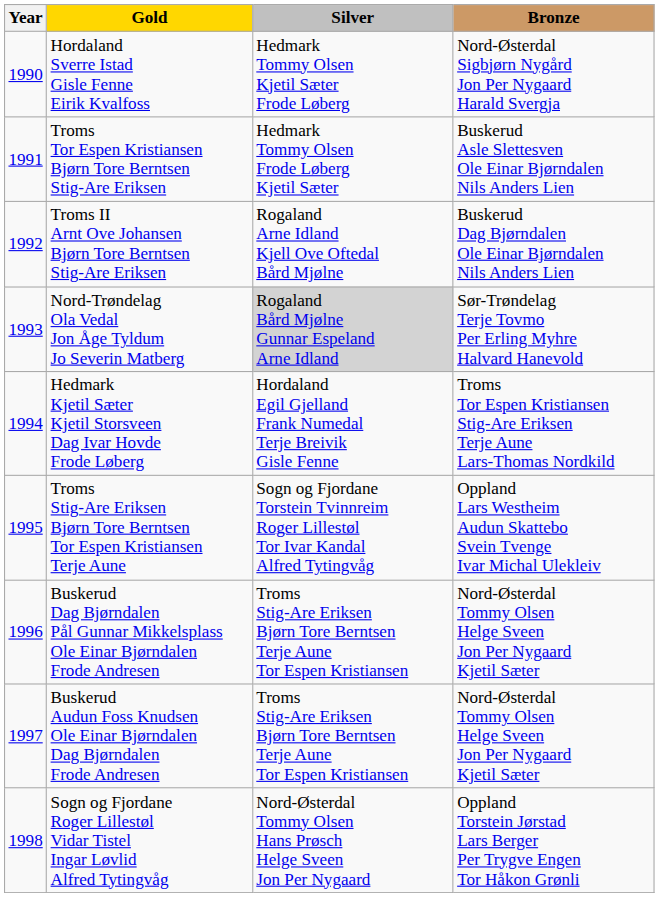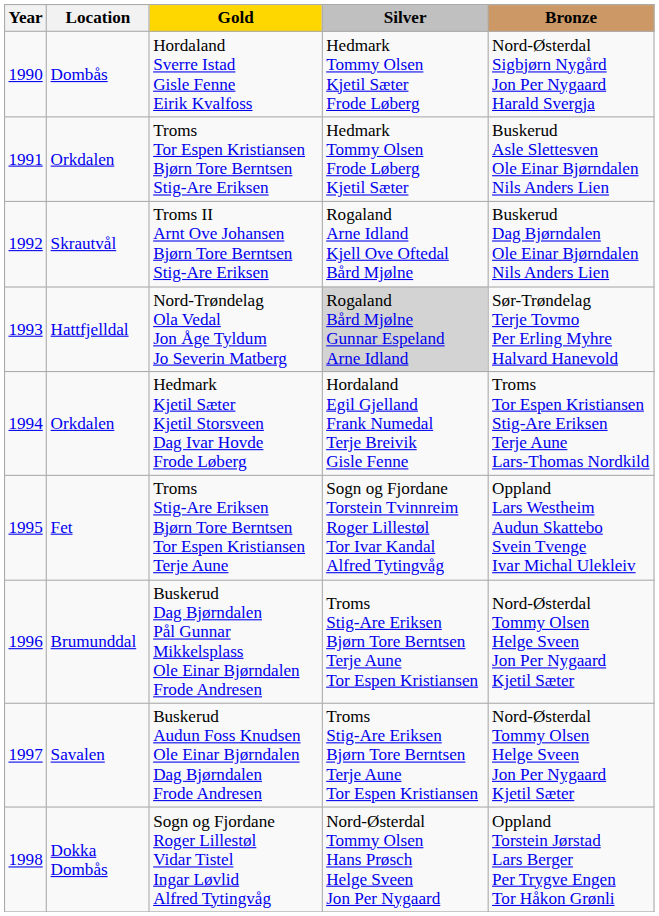+ column: (98, 18)
